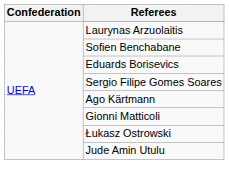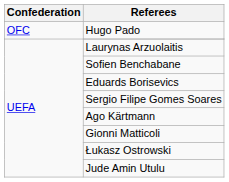+ row: (113, 30)
